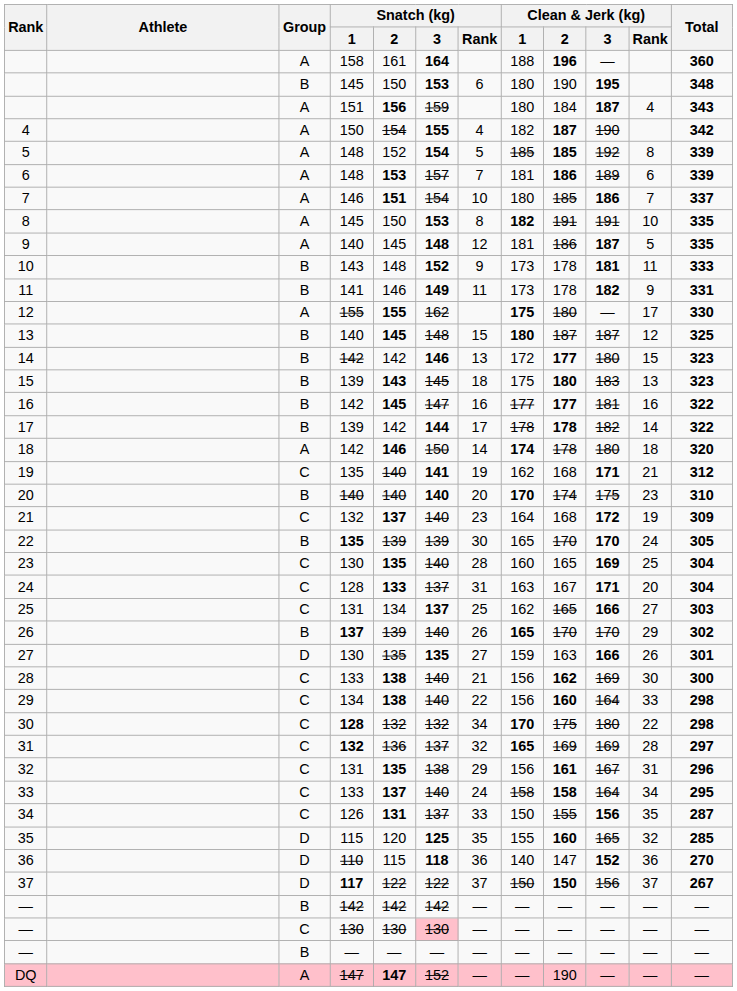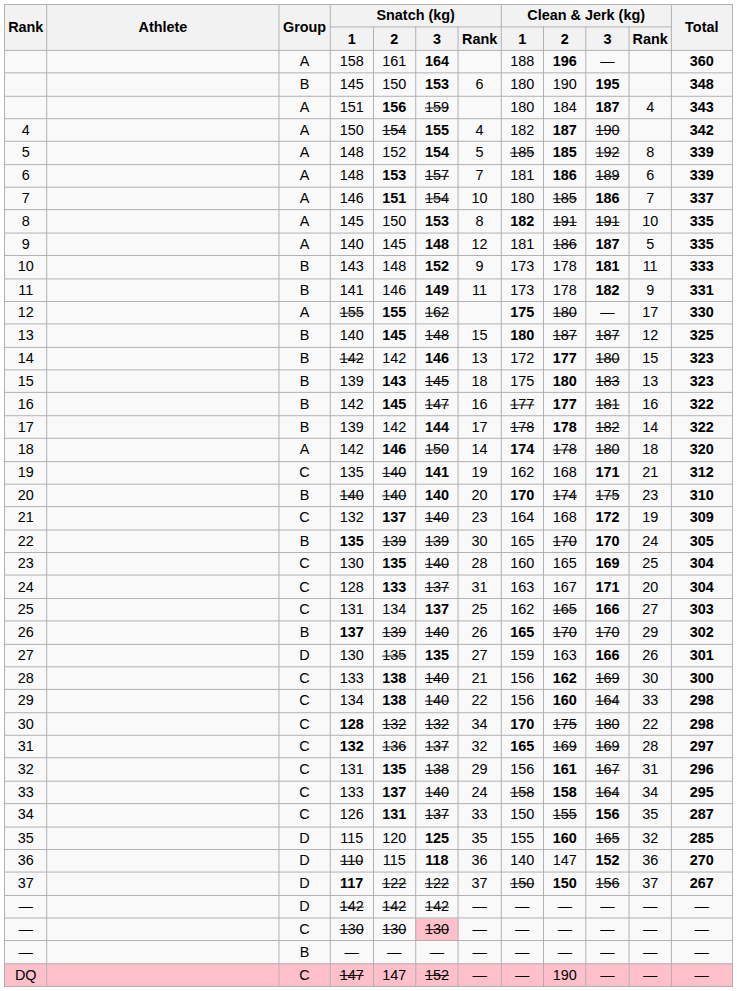(305, 906) B -> (305, 906) D
(305, 975) A -> (305, 975) C
(394, 975) bold -> (394, 975) normal
